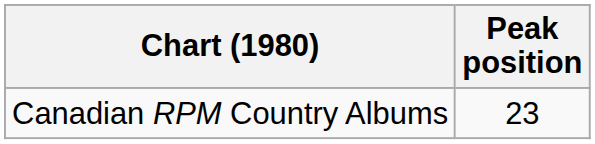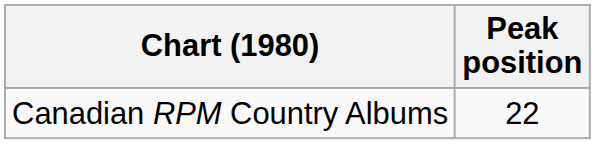(522, 112) 23 -> (522, 112) 22
